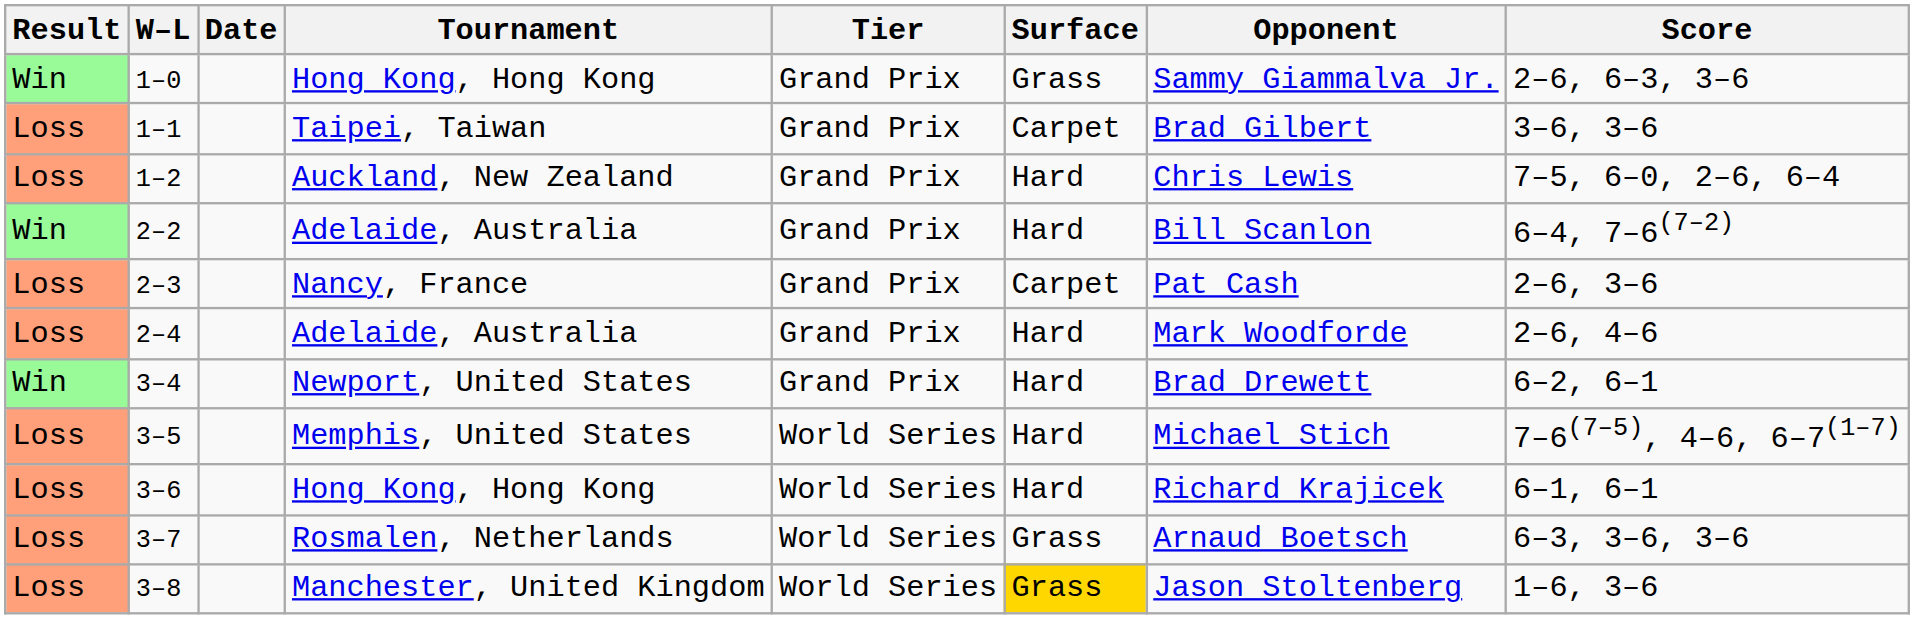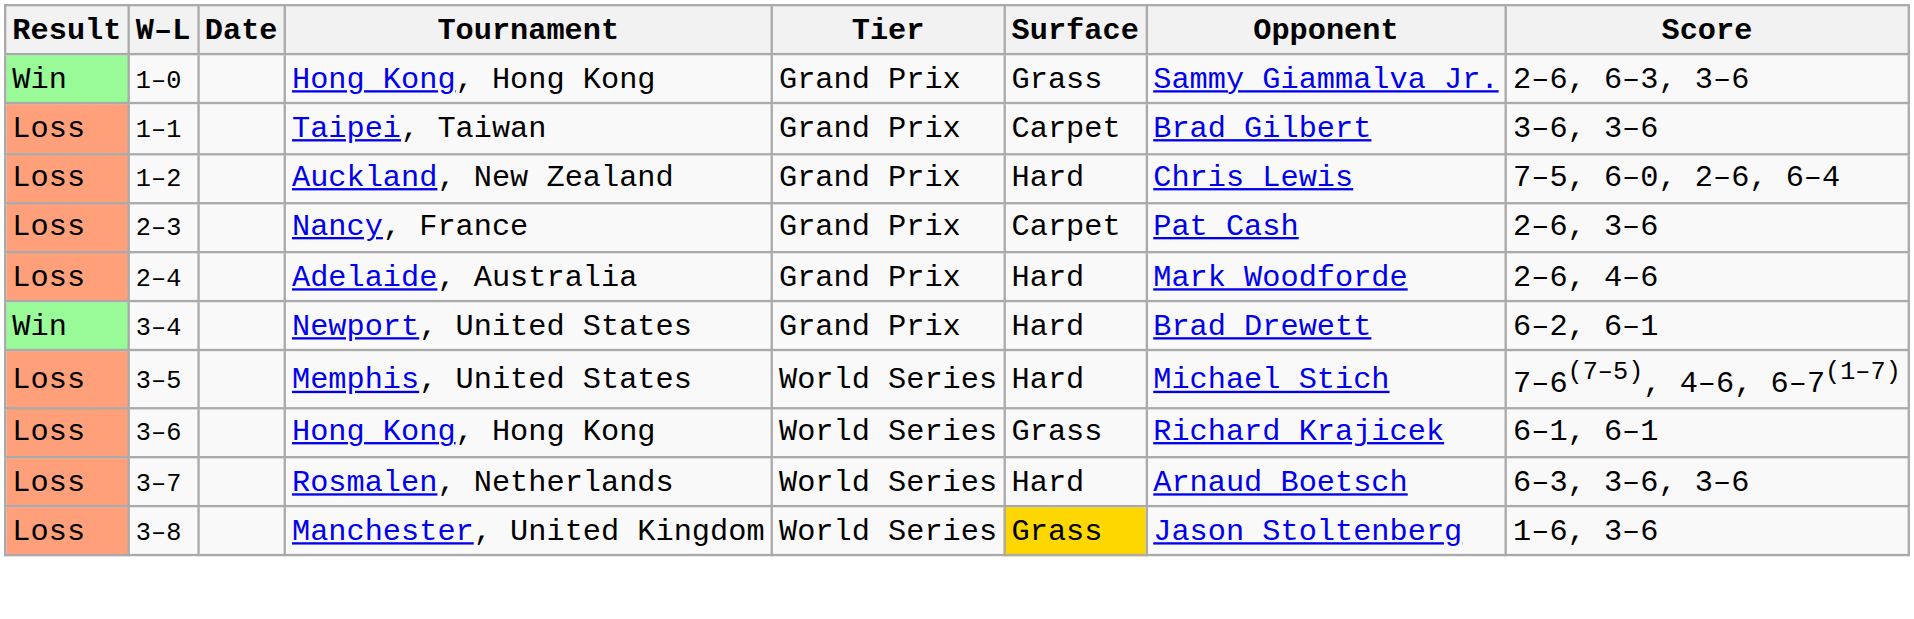- row: (159, 232)
(1048, 490) Hard -> (1057, 433) Grass
(1057, 539) Grass -> (1048, 482) Hard
